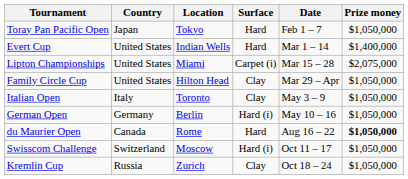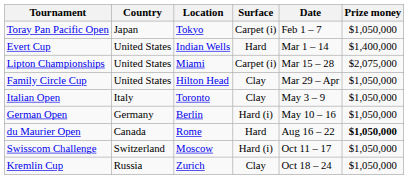(256, 30) Hard -> (256, 30) Carpet (i)
